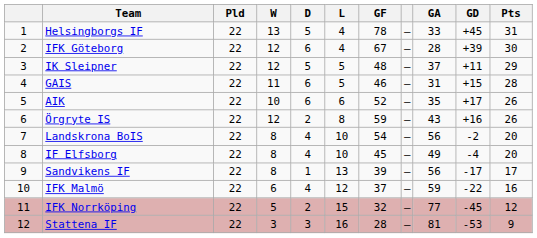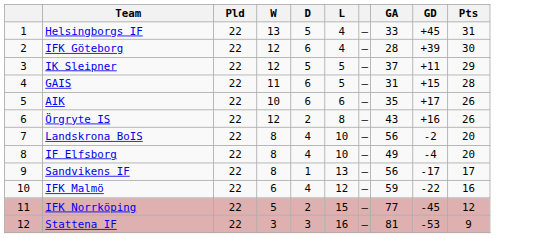- column: (380, 13)
